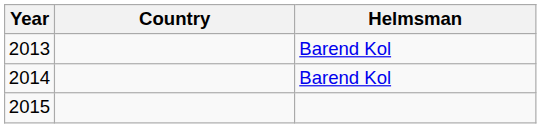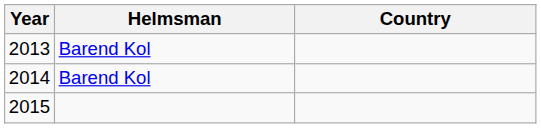columns swapped: (415, 19) <-> (175, 19)
